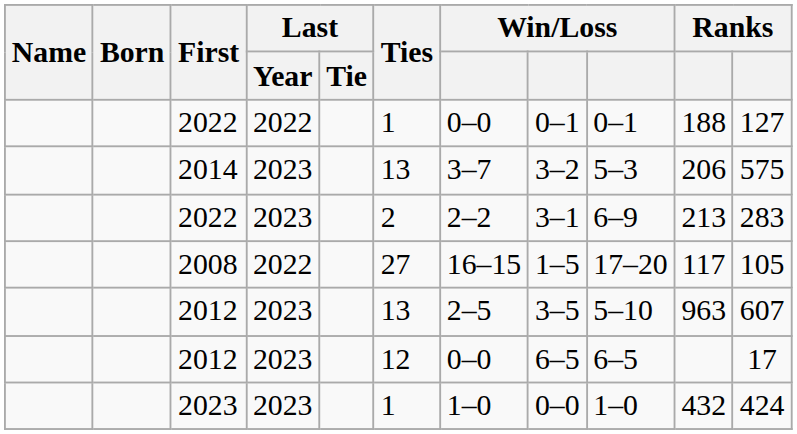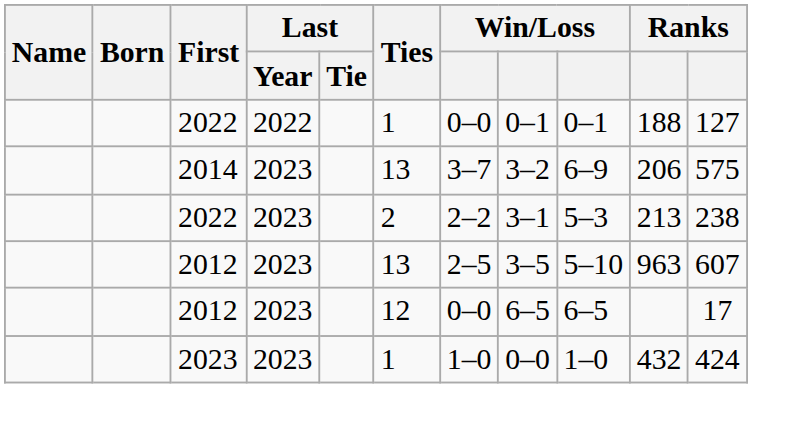(616, 169) 5–3 -> (586, 169) 6–9
(616, 216) 6–9 -> (586, 216) 5–3
(762, 216) 283 -> (717, 216) 238
- row: (208, 264)
